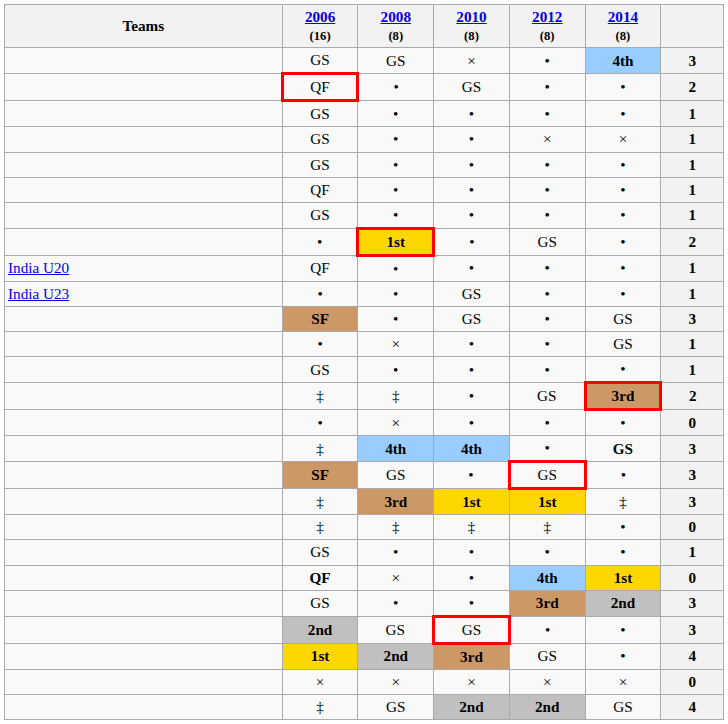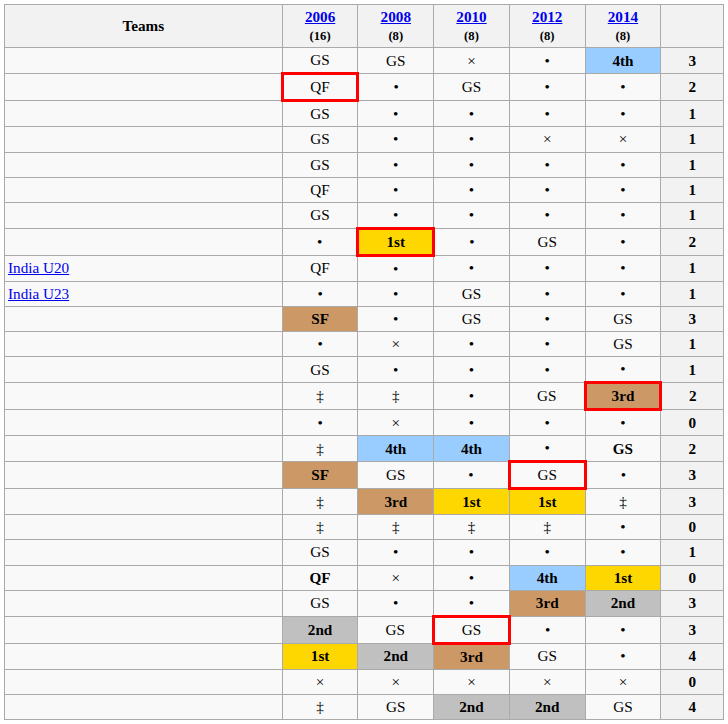(692, 448) 3 -> (692, 448) 2
